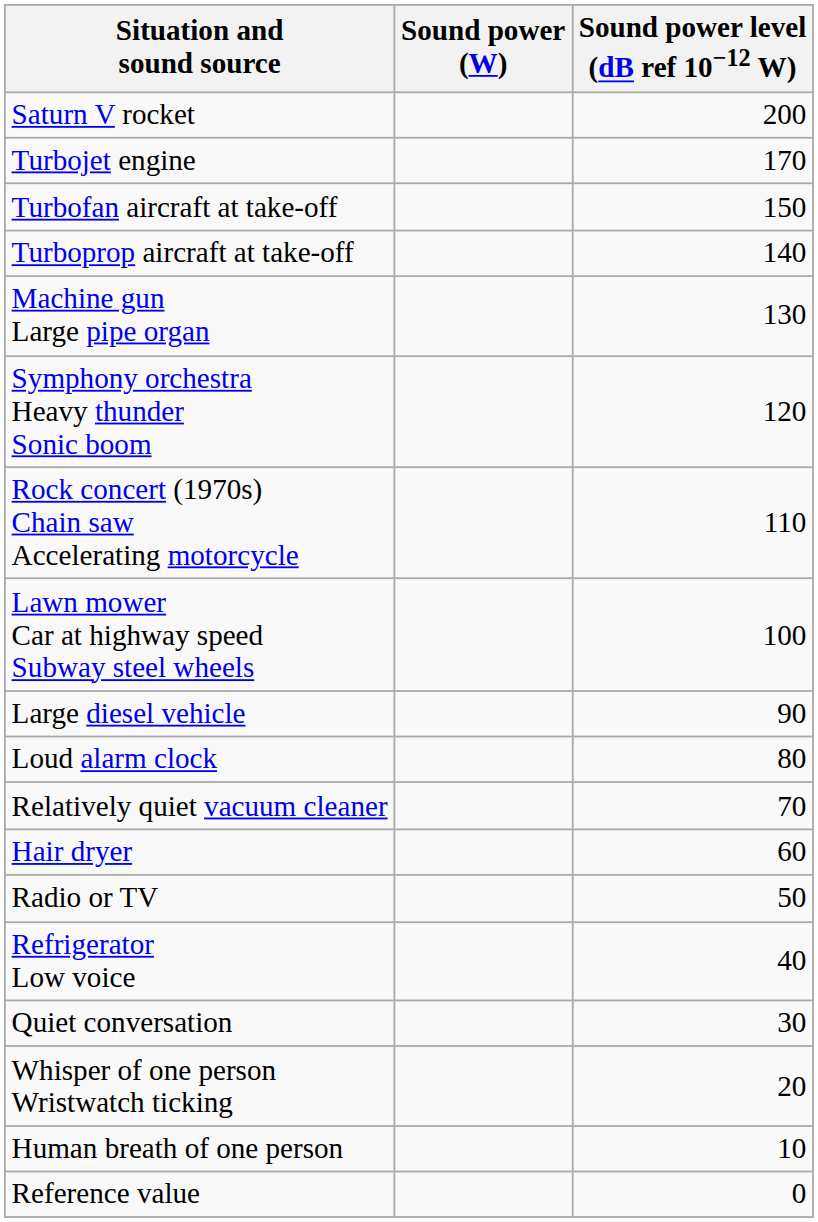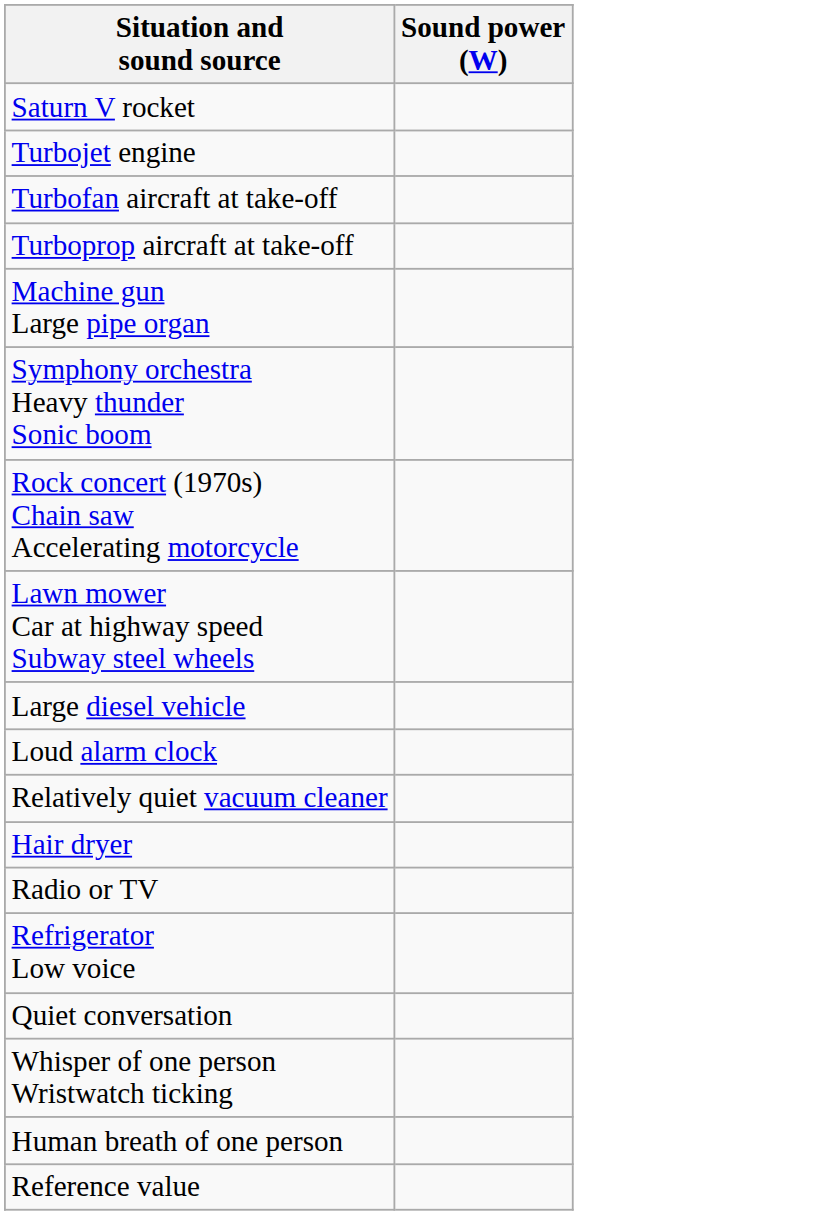- column: (693, 47)
